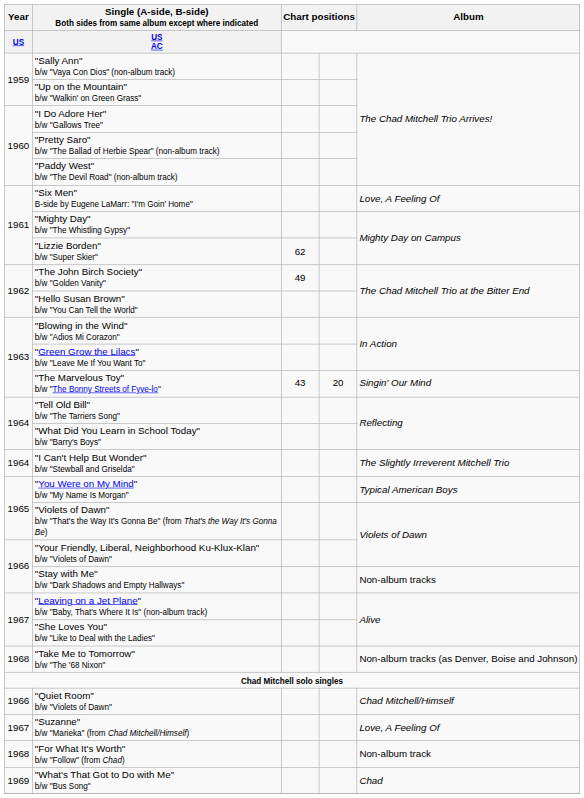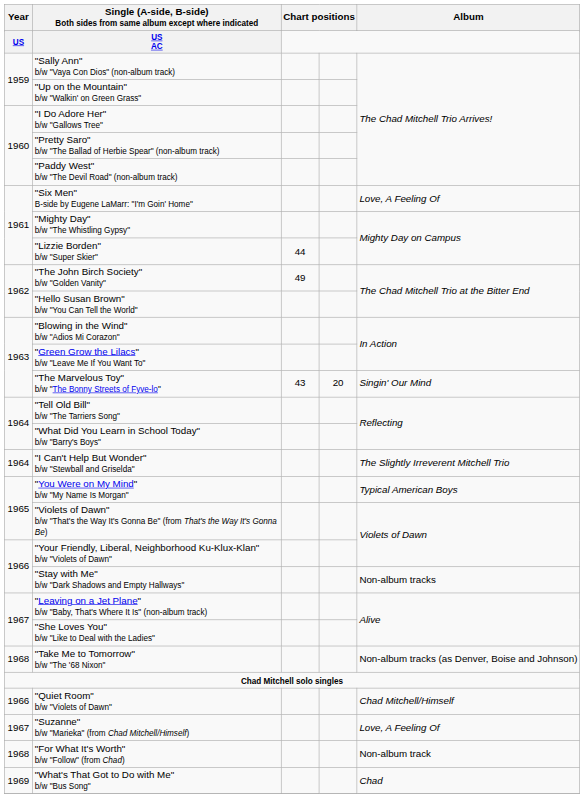(300, 251) 62 -> (300, 251) 44
